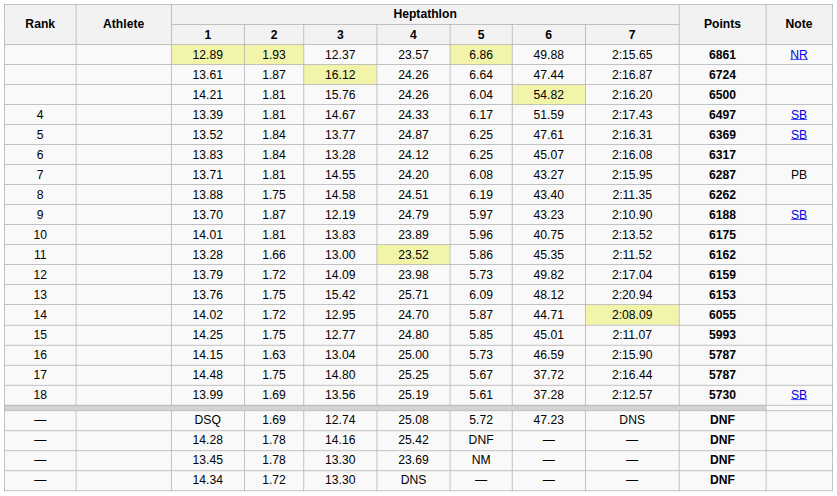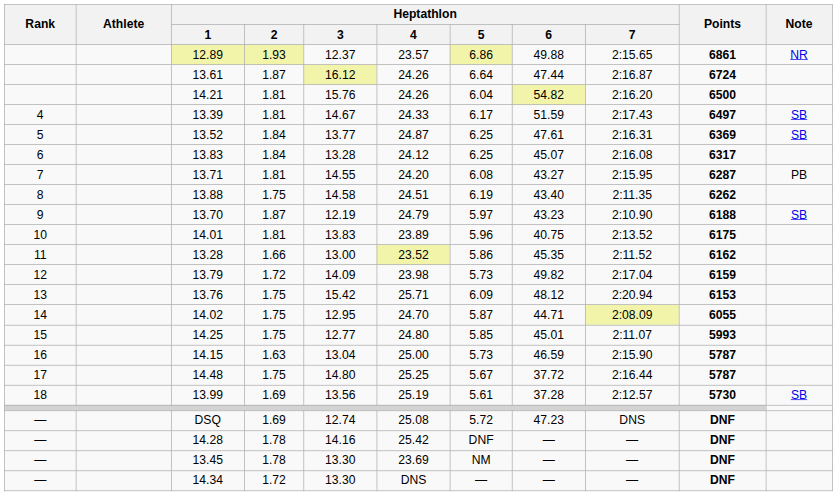(274, 314) 1.72 -> (274, 314) 1.75
